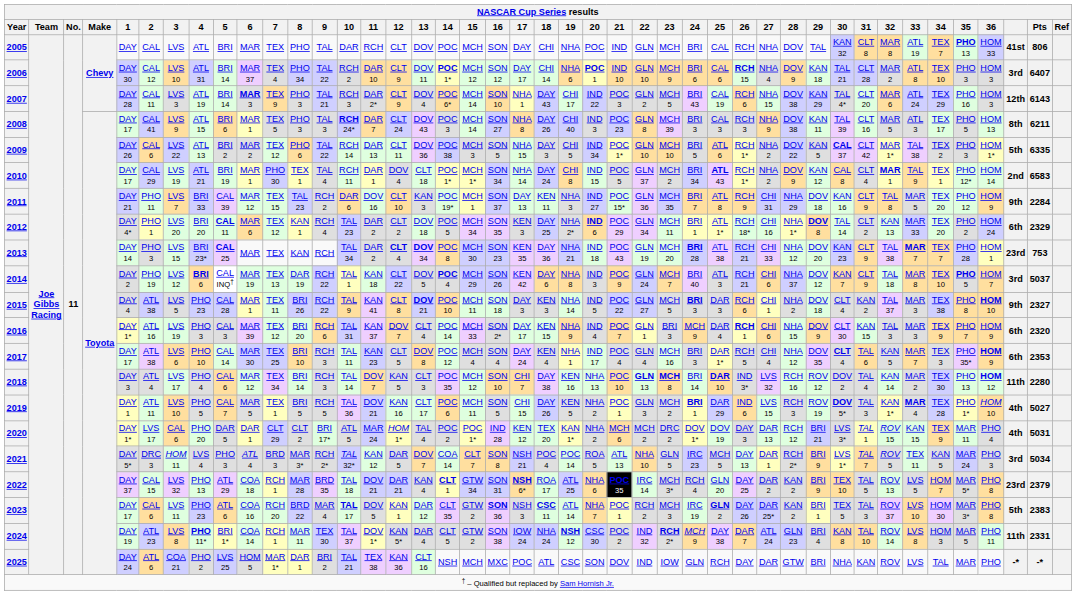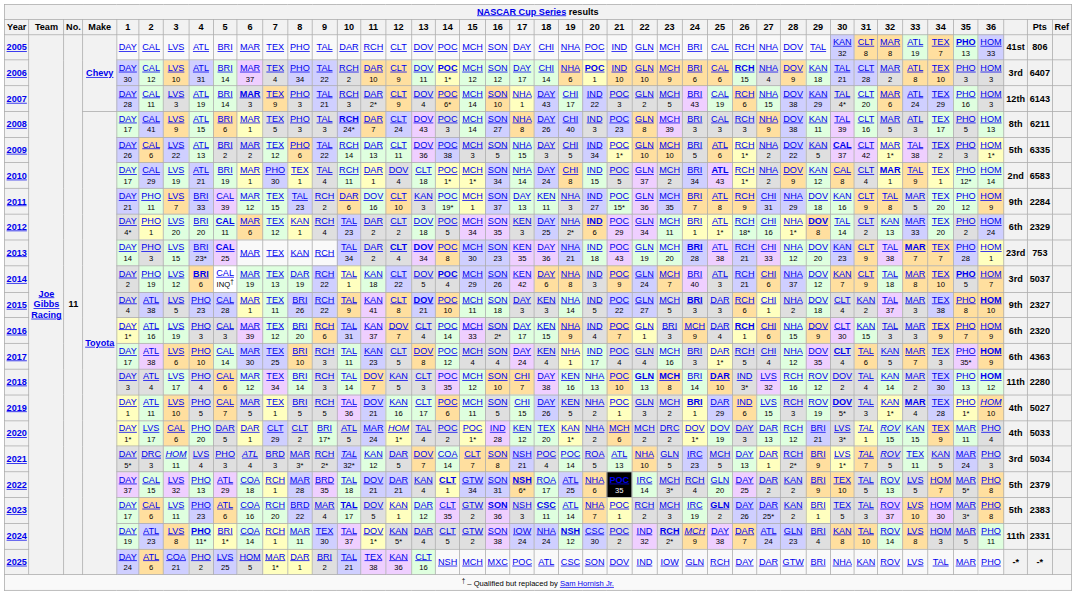(1040, 356) 2353 -> (1040, 356) 4363
(1040, 433) 5031 -> (1040, 433) 5033
(1016, 485) 23rd -> (1016, 485) 5th
